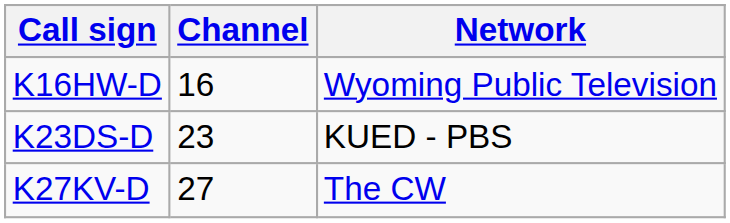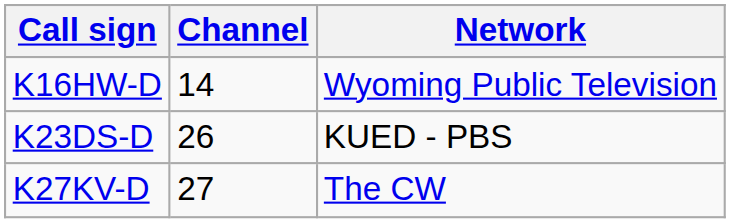(196, 83) 16 -> (196, 83) 14
(196, 136) 23 -> (196, 136) 26
